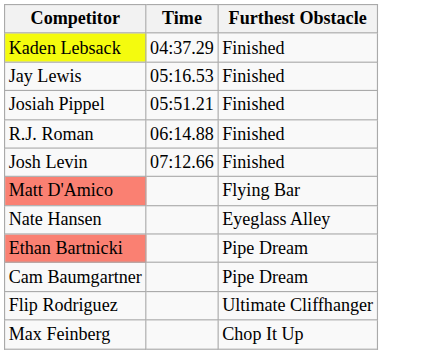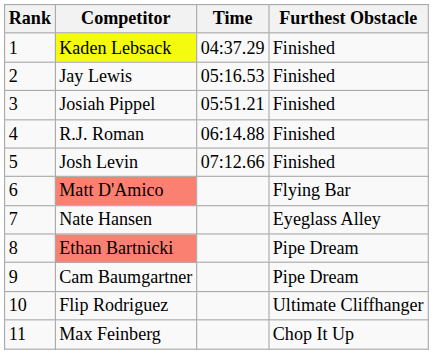+ column: (30, 18)
